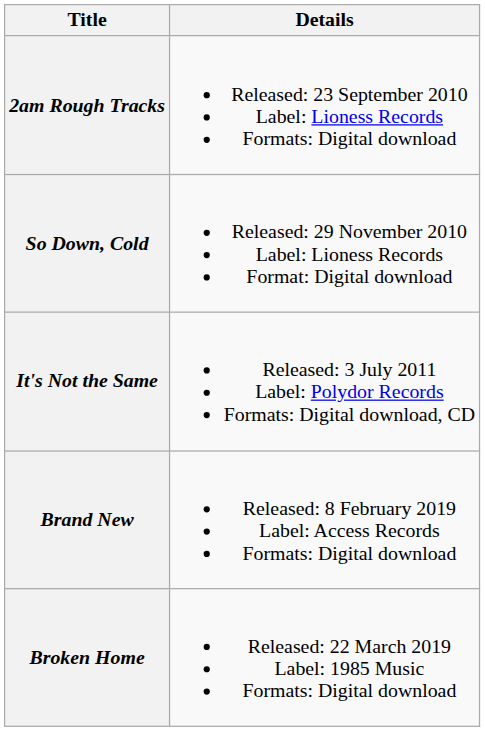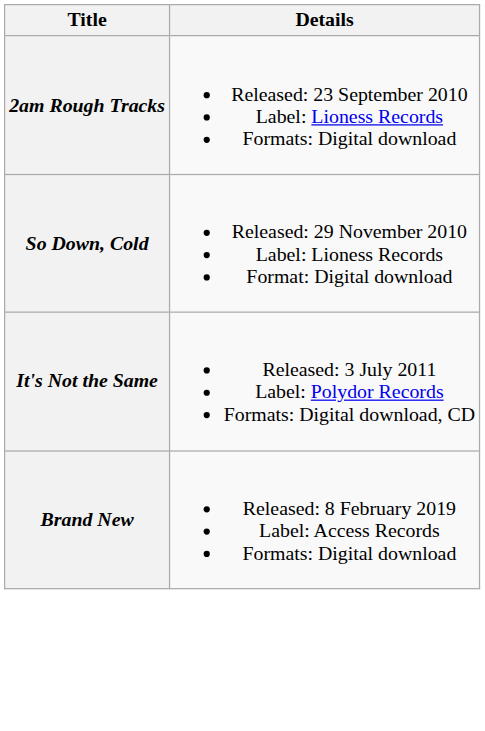- row: (87, 657)
